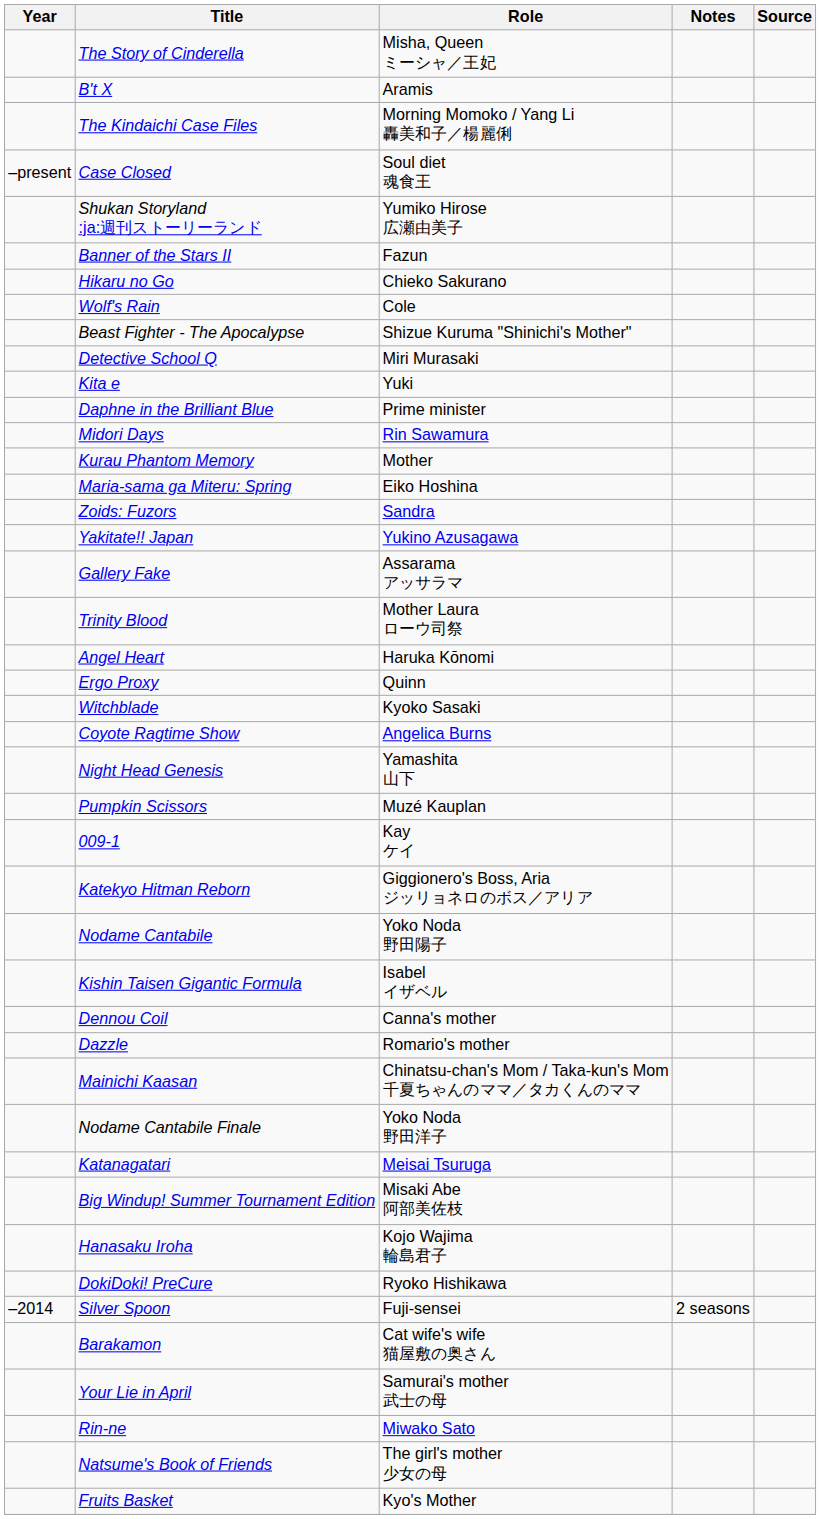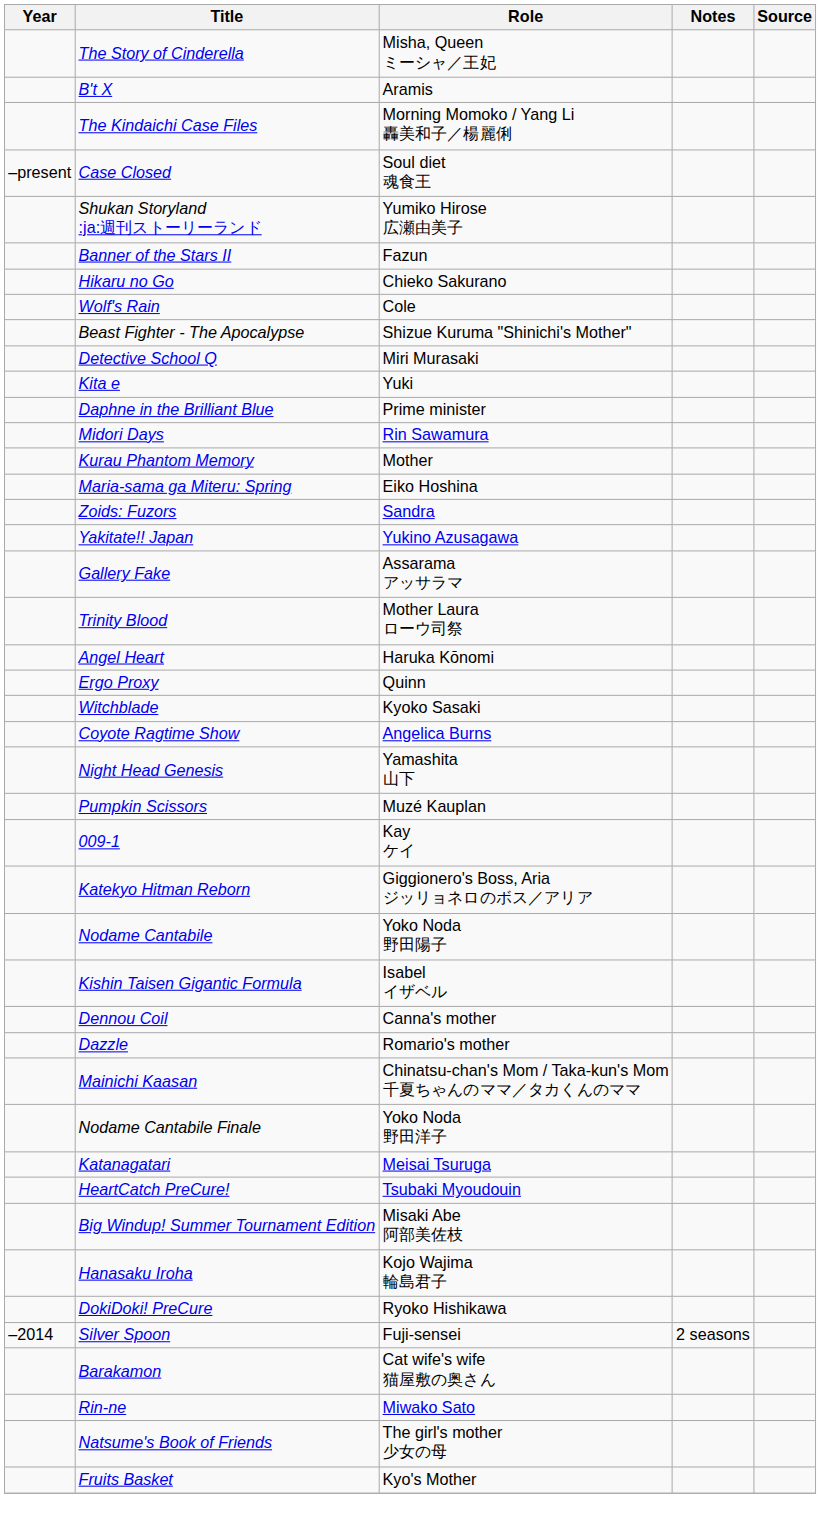+ row: (154, 1190)
- row: (135, 1392)
